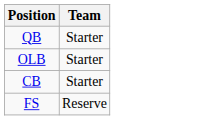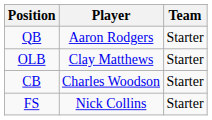+ column: (111, 15)
(84, 103) Reserve -> (185, 103) Starter
